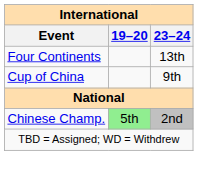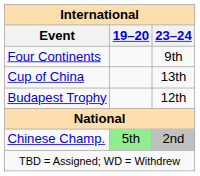(172, 56) 13th -> (173, 56) 9th
(172, 77) 9th -> (173, 77) 13th
+ row: (57, 98)
